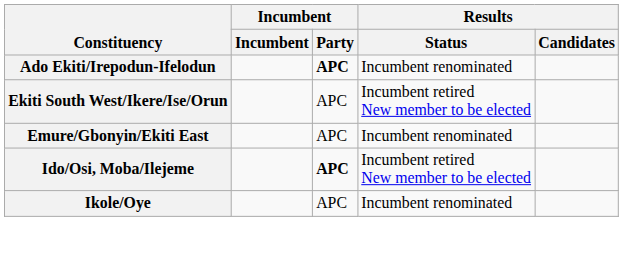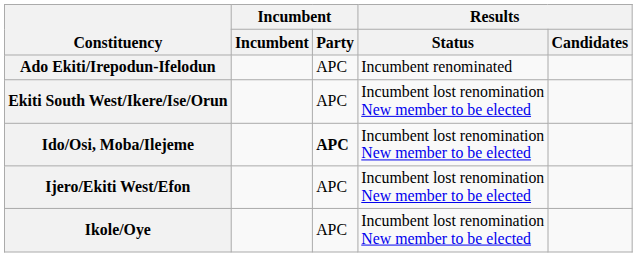(332, 67) bold -> (332, 67) normal
(446, 101) Incumbent retired New member to be elected -> (453, 101) Incumbent lost renomination New member to be elected
- row: (118, 135)
(446, 169) Incumbent retired New member to be elected -> (453, 144) Incumbent lost renomination New member to be elected
+ row: (118, 187)
(437, 203) Incumbent renominated -> (453, 230) Incumbent lost renomination New member to be elected
